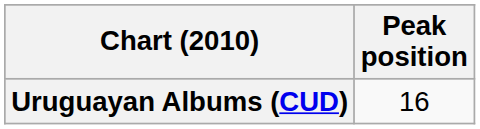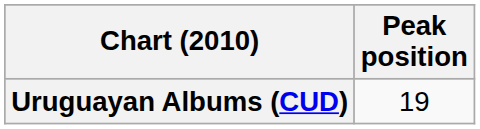(414, 100) 16 -> (414, 100) 19
